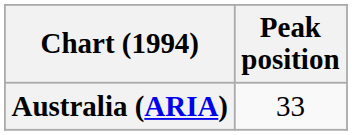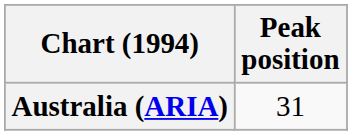(290, 105) 33 -> (290, 105) 31
